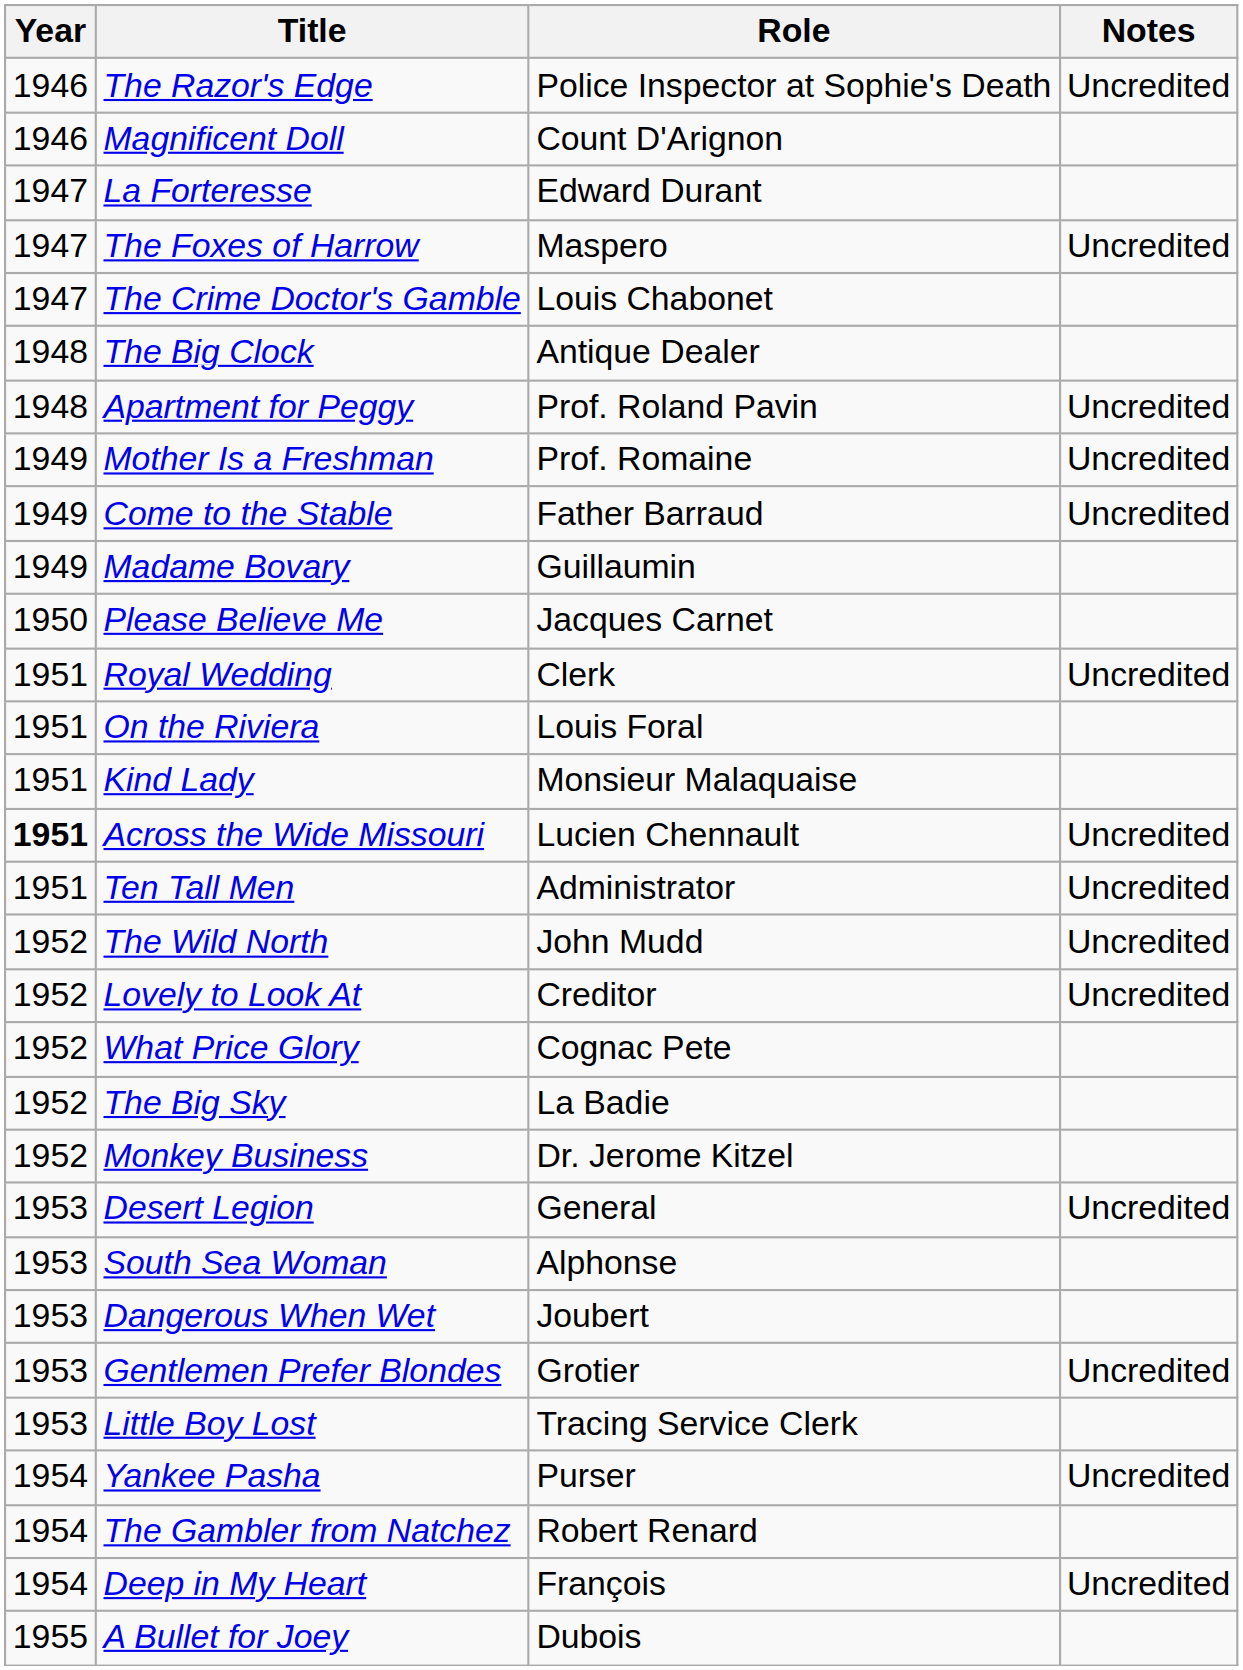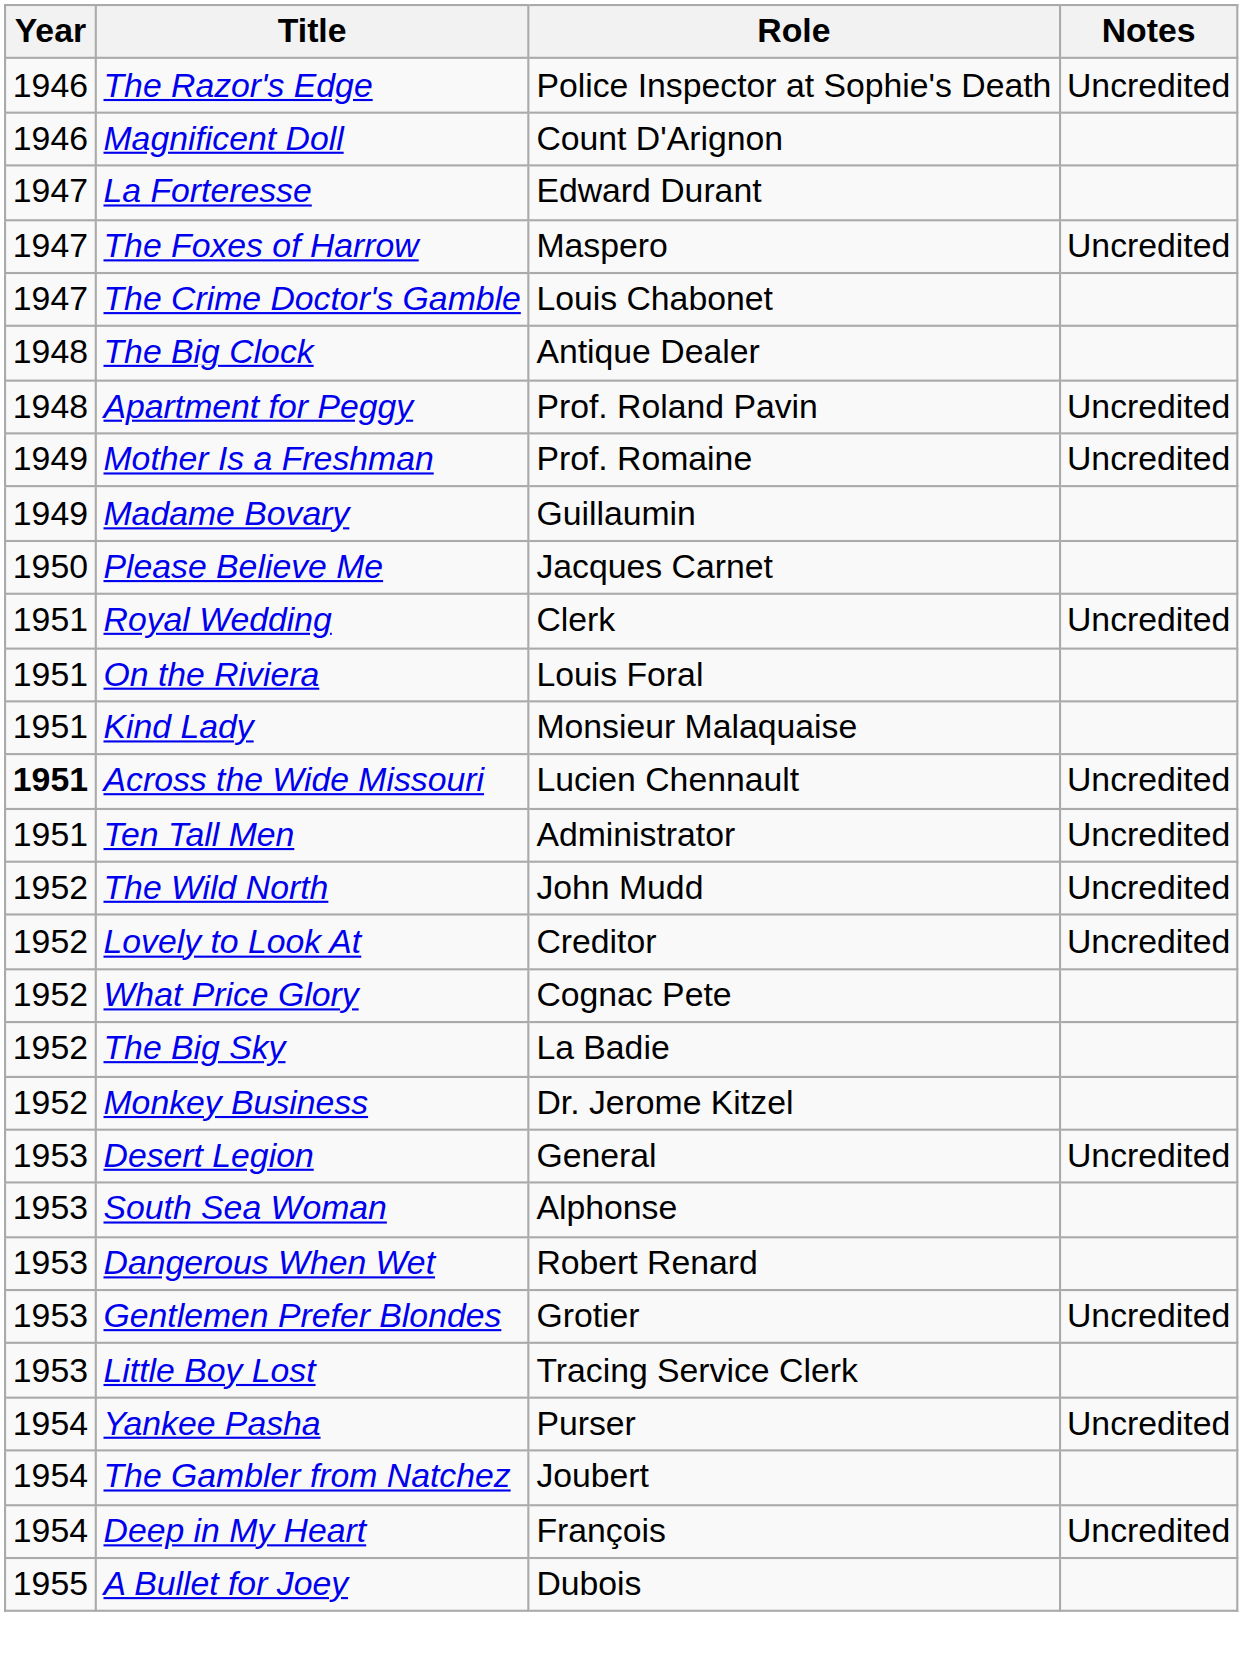- row: (248, 513)
(593, 1316) Joubert -> (647, 1262) Robert Renard
(647, 1530) Robert Renard -> (593, 1476) Joubert
